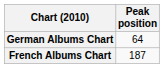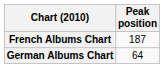rows swapped: (60, 55) <-> (60, 39)
